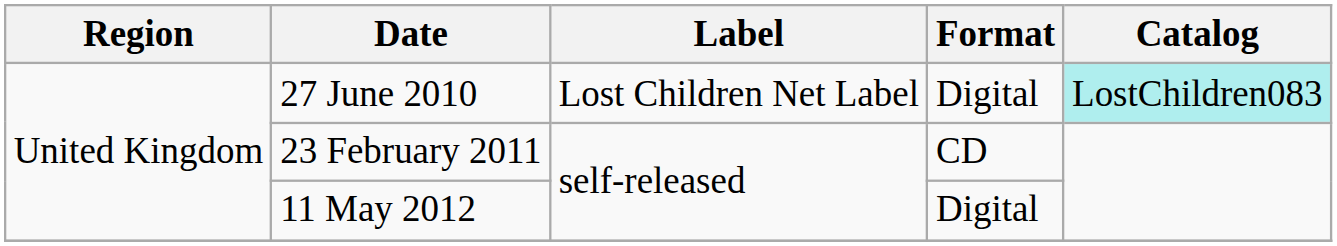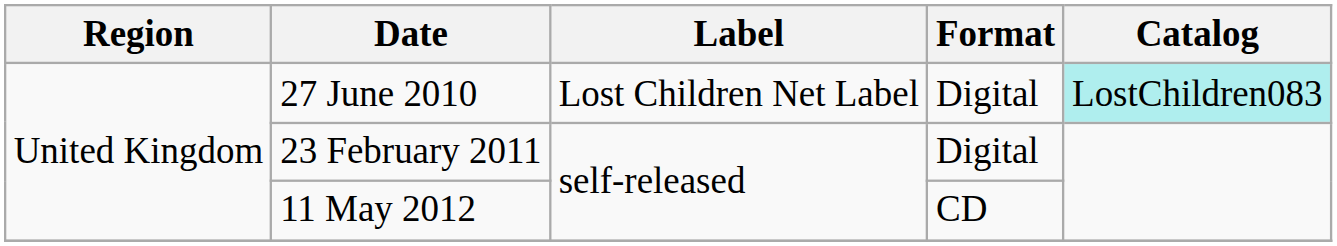(962, 151) CD -> (987, 151) Digital
(987, 209) Digital -> (962, 209) CD
